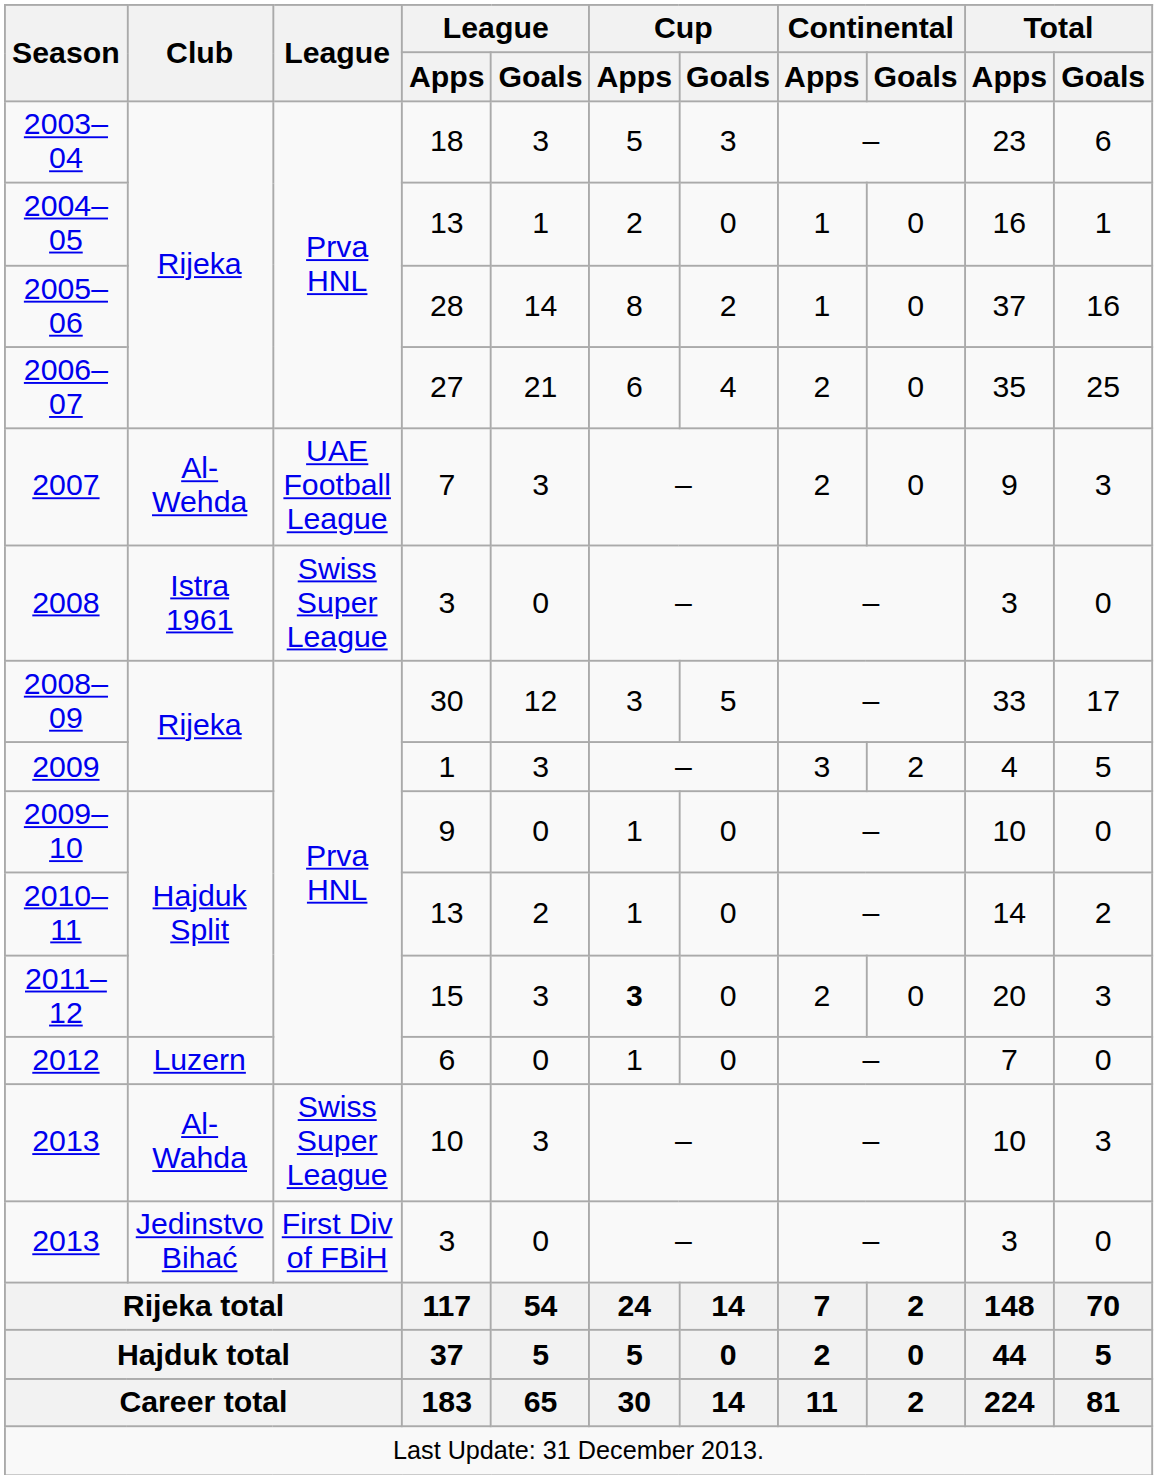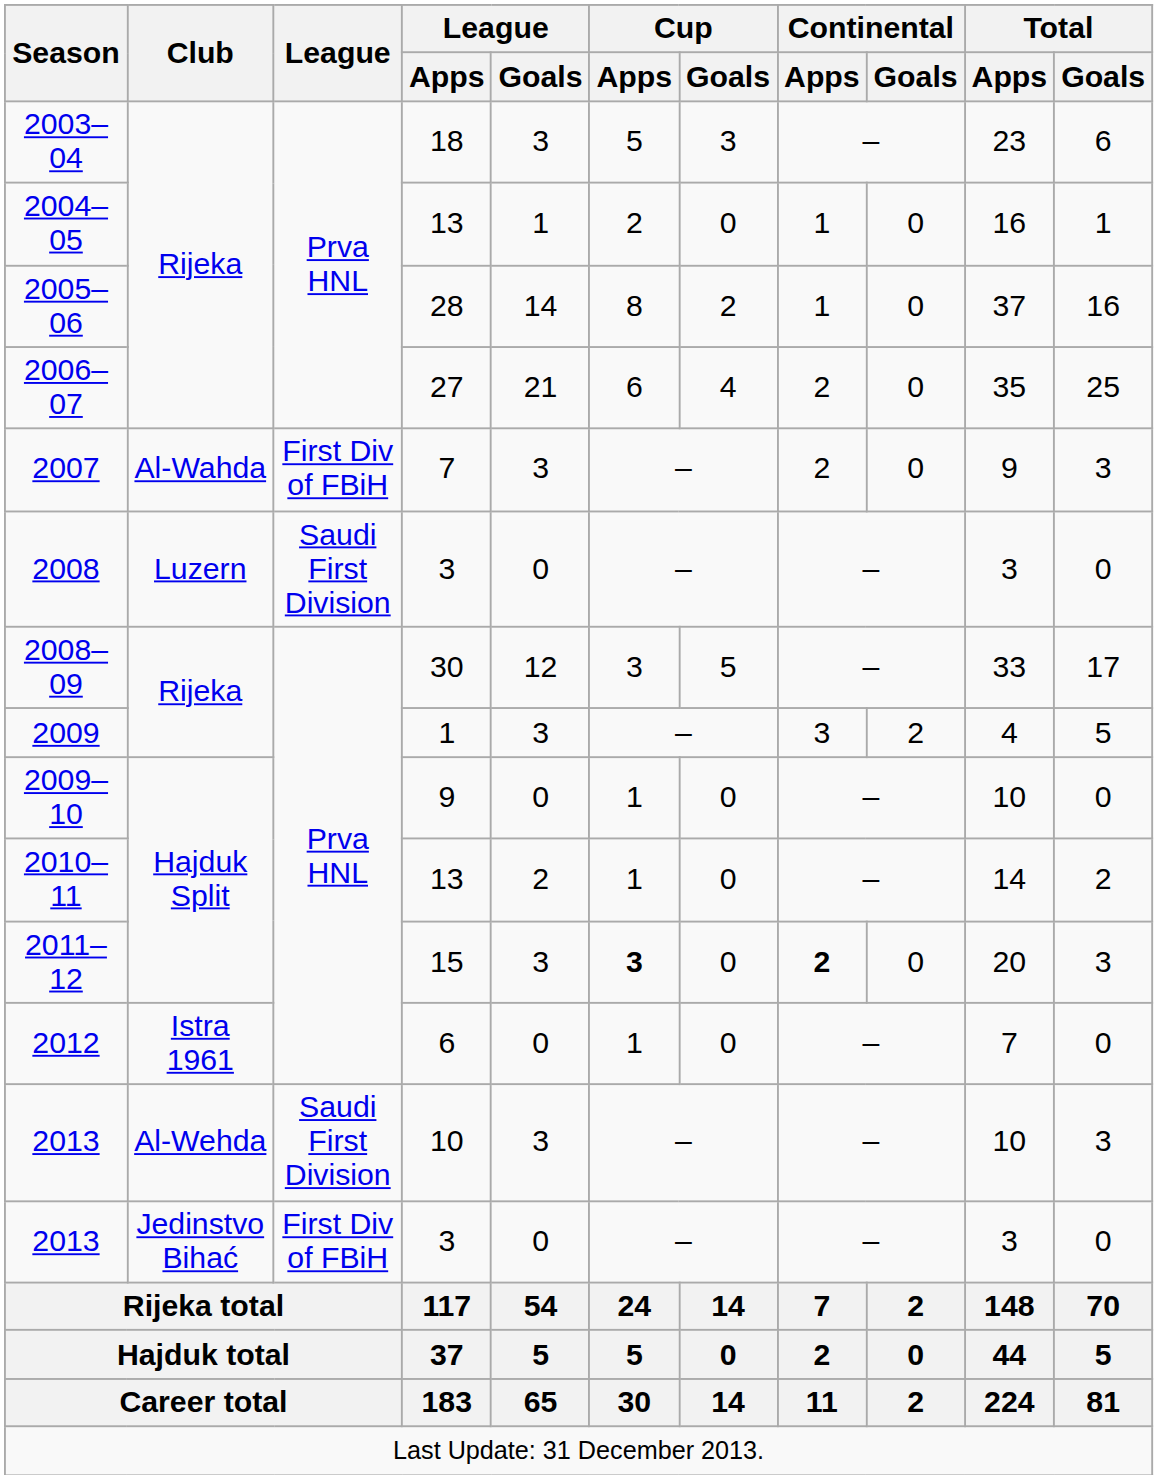(200, 486) Al-Wehda -> (200, 469) Al-Wahda
(337, 486) UAE Football League -> (338, 469) First Div of FBiH
(200, 602) Istra 1961 -> (200, 568) Luzern
(337, 602) Swiss Super League -> (338, 568) Saudi First Division
(822, 995) normal -> (822, 961) bold
(200, 1060) Luzern -> (200, 1043) Istra 1961
(200, 1142) Al-Wahda -> (200, 1142) Al-Wehda
(337, 1142) Swiss Super League -> (338, 1142) Saudi First Division
